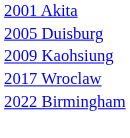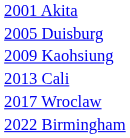+ row: (37, 79)
